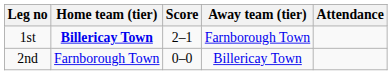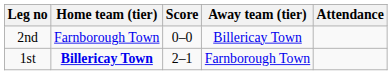rows swapped: (28, 37) <-> (28, 59)
